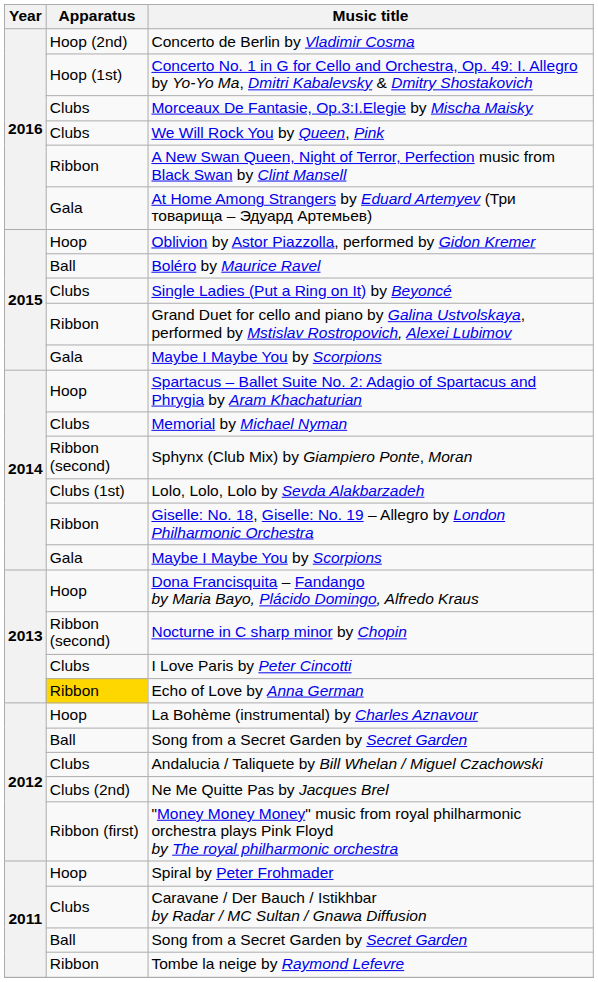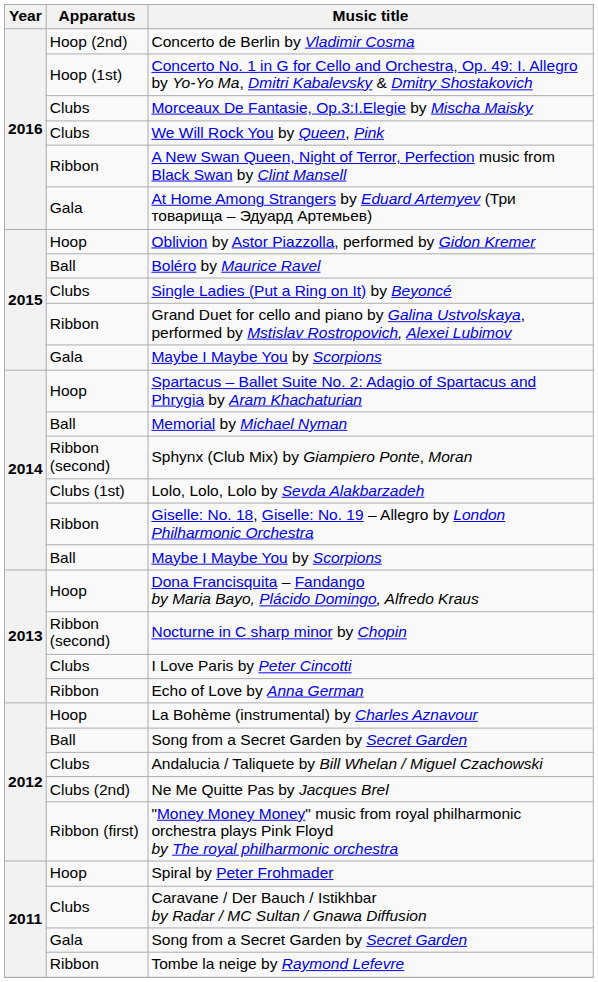(70, 424) Clubs -> (63, 424) Ball
(66, 557) Gala -> (63, 557) Ball
(74, 690) gold background -> (74, 690) no background
(63, 940) Ball -> (66, 940) Gala
